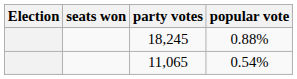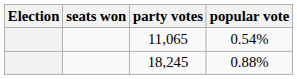rows swapped: (168, 39) <-> (168, 62)
